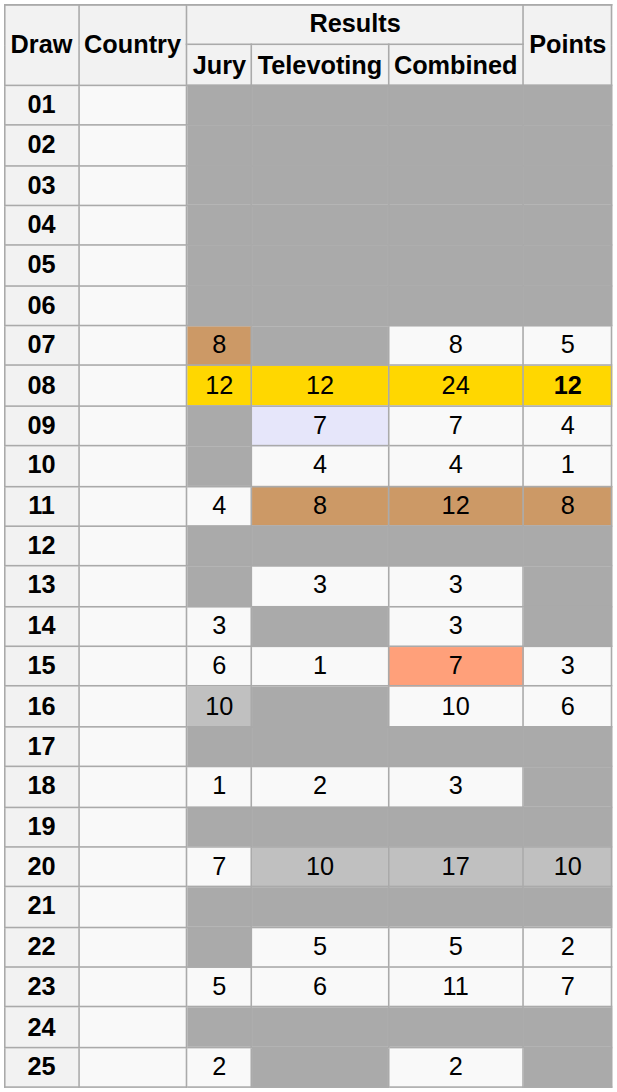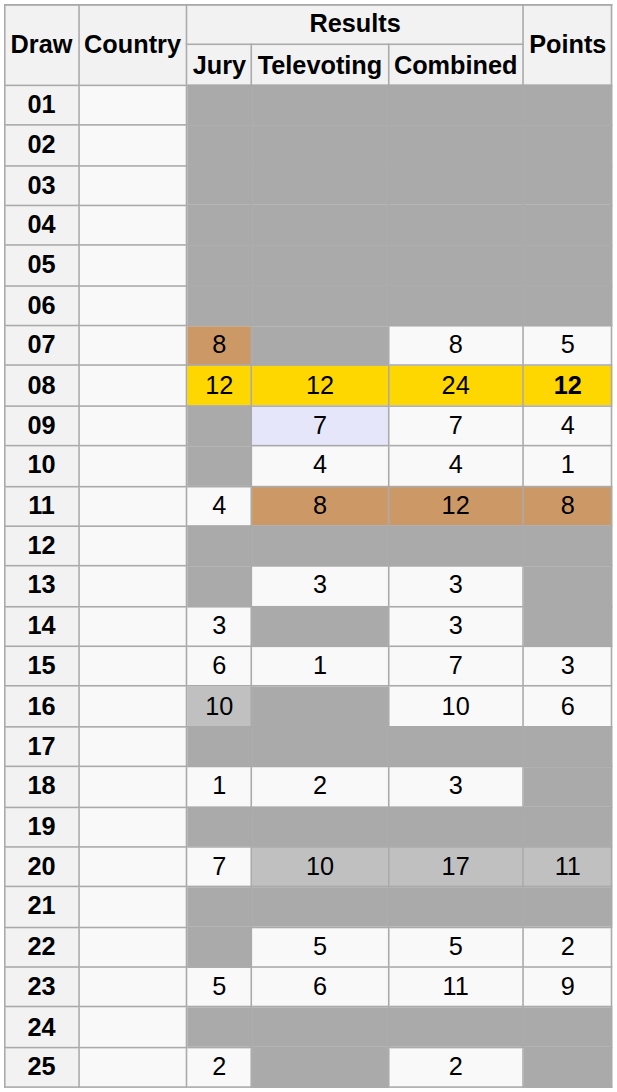(456, 666) lightsalmon background -> (456, 666) no background
(568, 866) 10 -> (568, 866) 11
(568, 986) 7 -> (568, 986) 9
